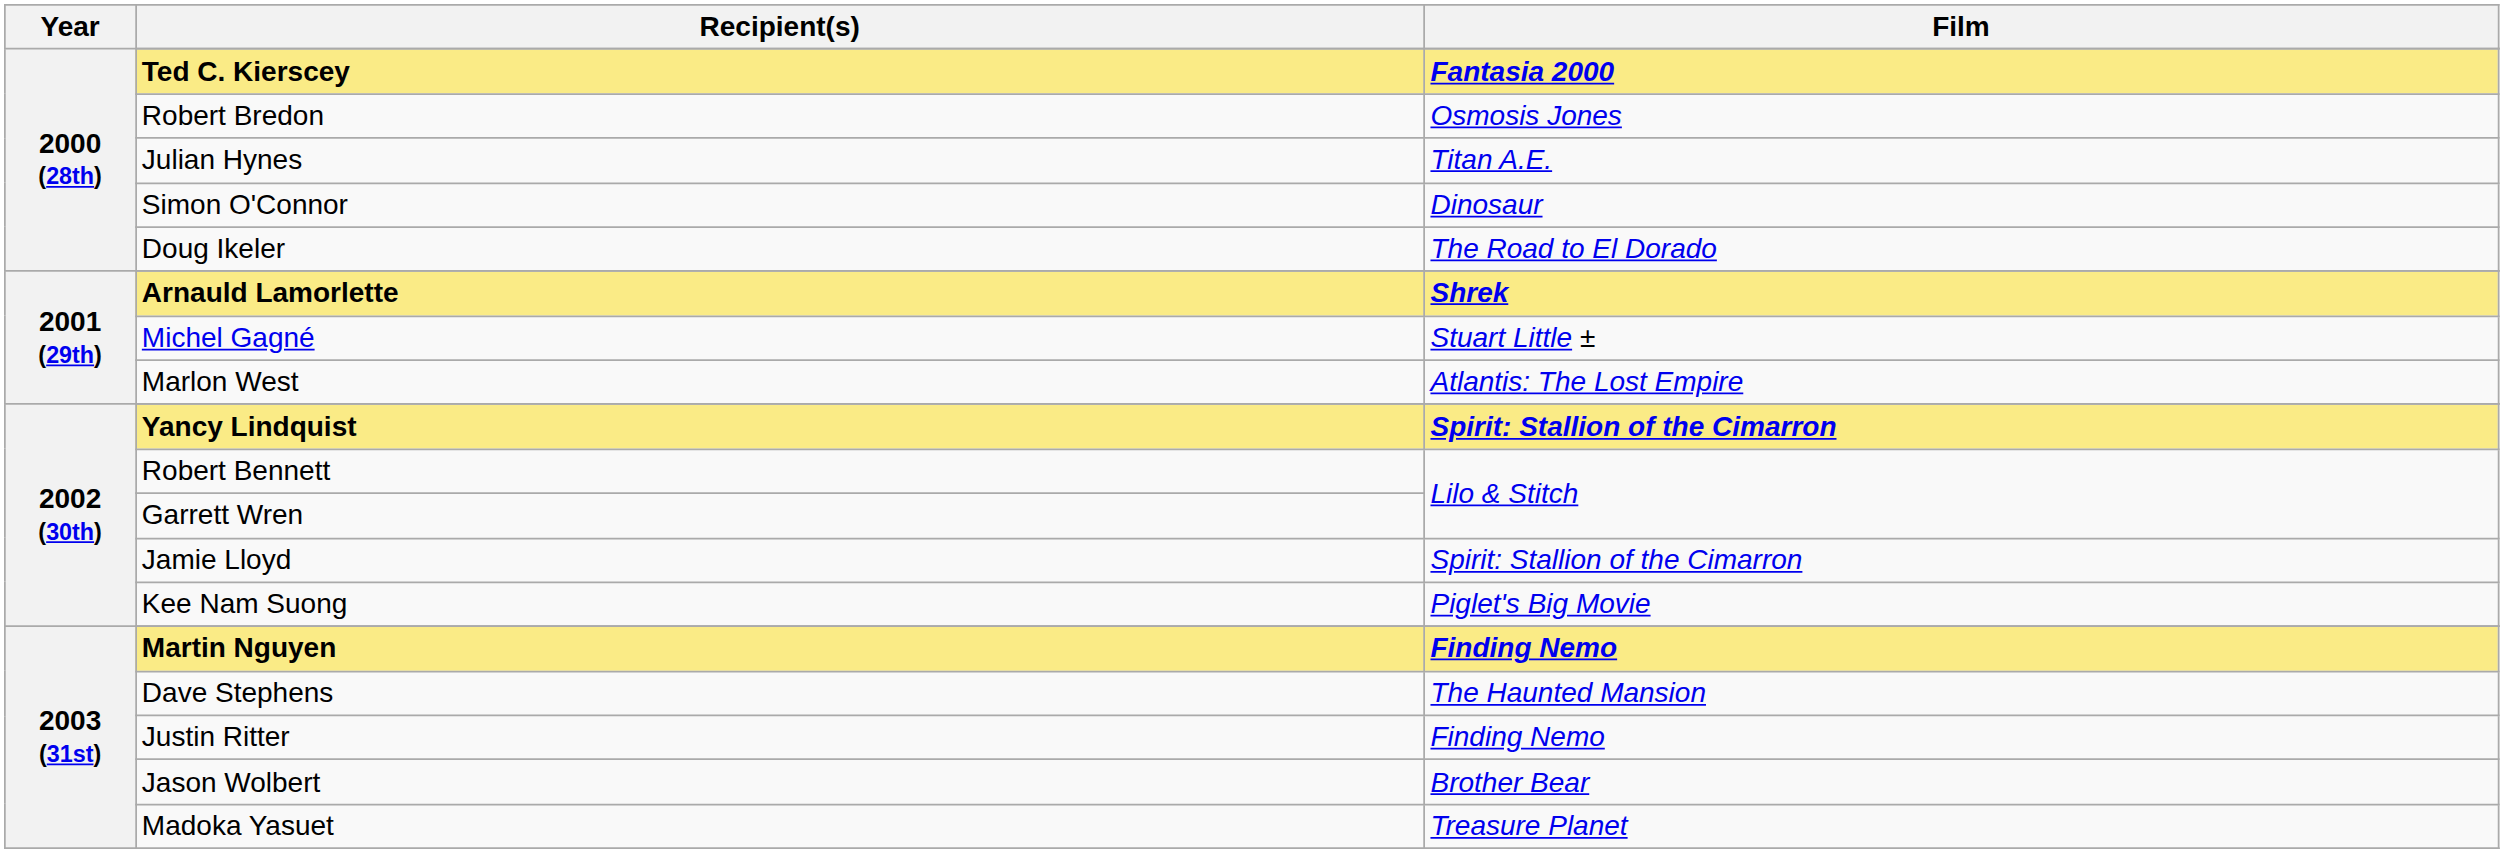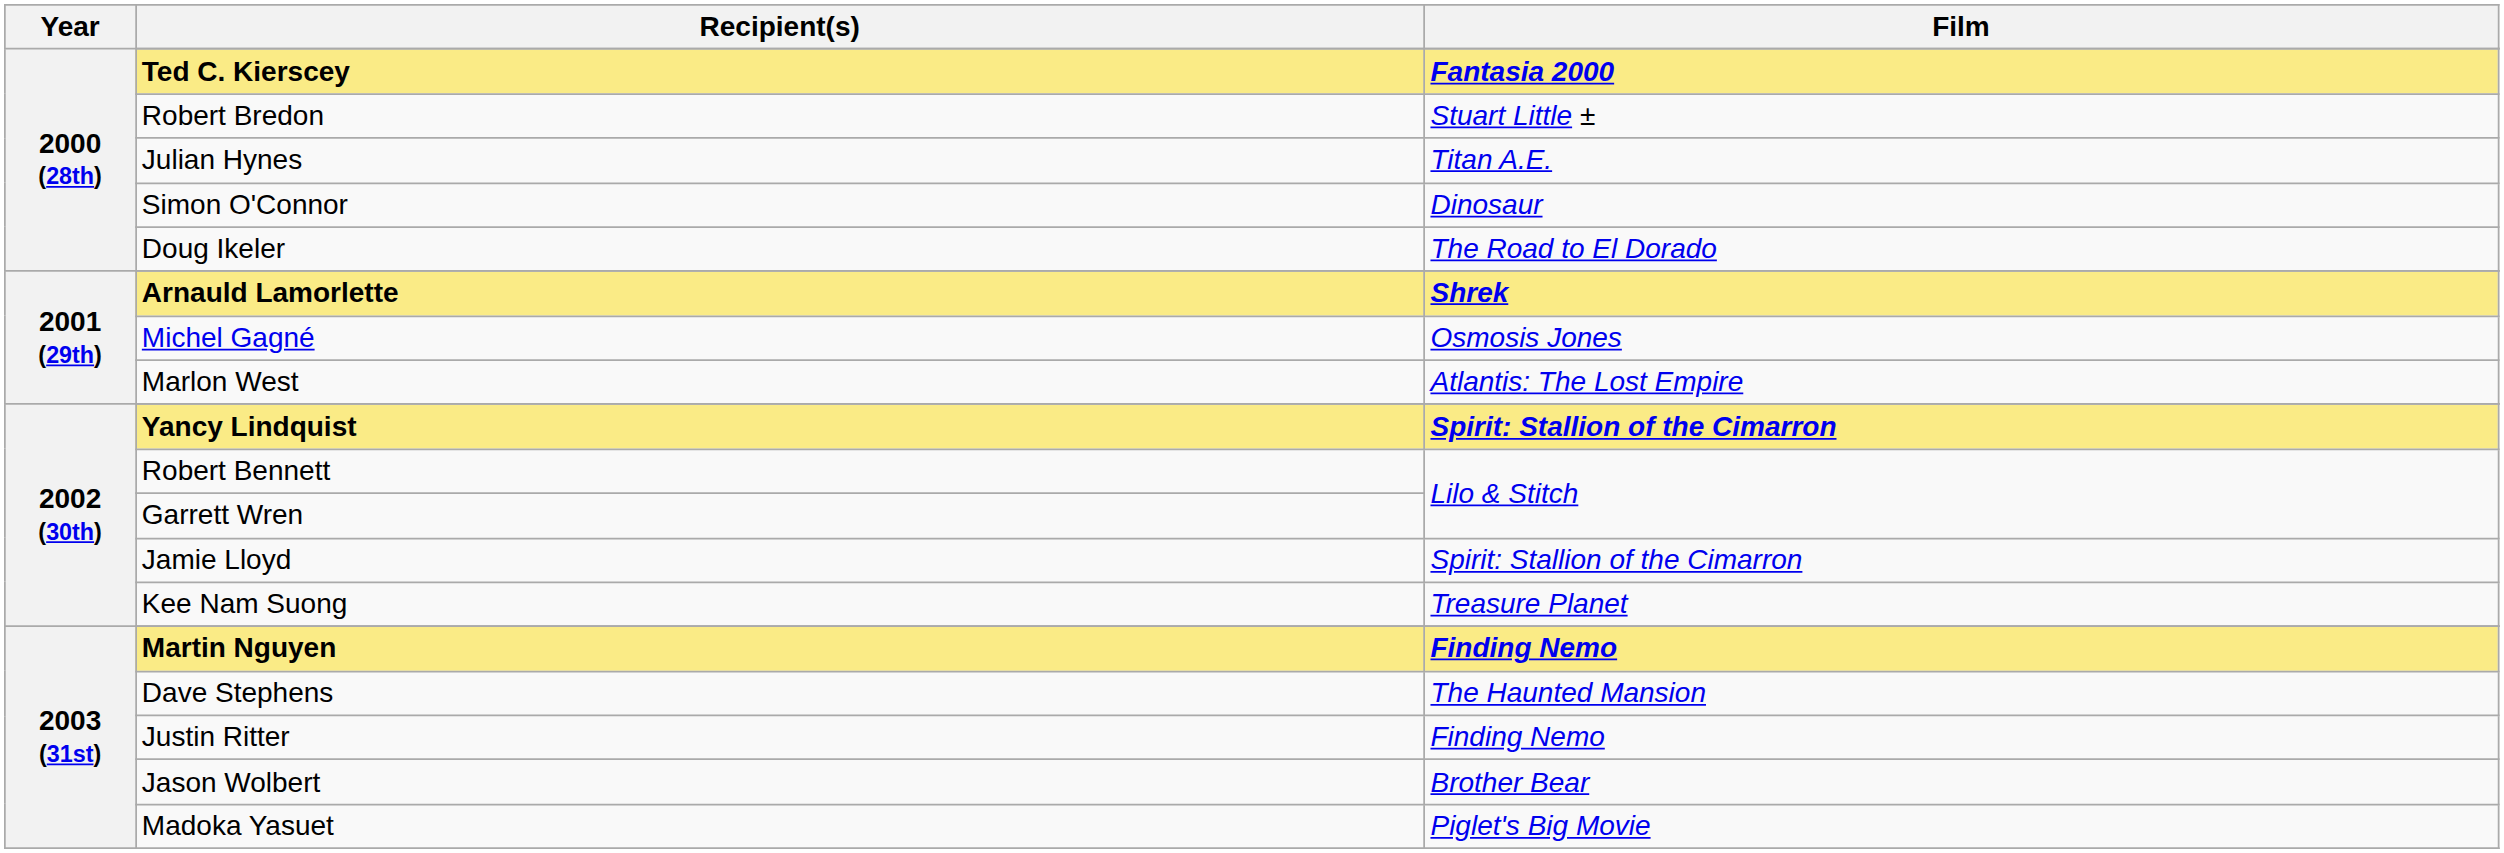(1526, 115) Osmosis Jones -> (1513, 115) Stuart Little ±
(1513, 337) Stuart Little ± -> (1526, 337) Osmosis Jones
(1541, 603) Piglet's Big Movie -> (1529, 603) Treasure Planet
(1529, 826) Treasure Planet -> (1541, 826) Piglet's Big Movie
